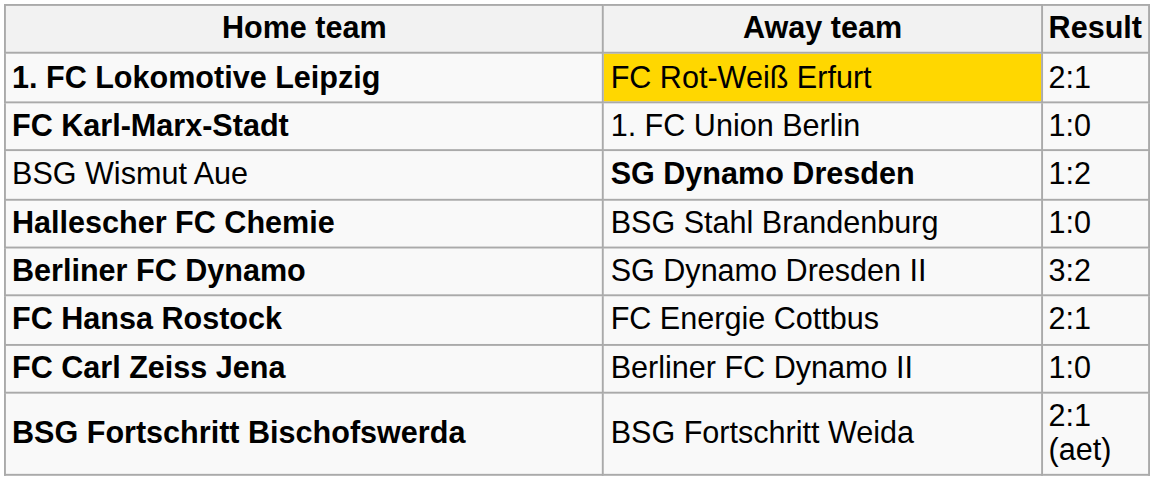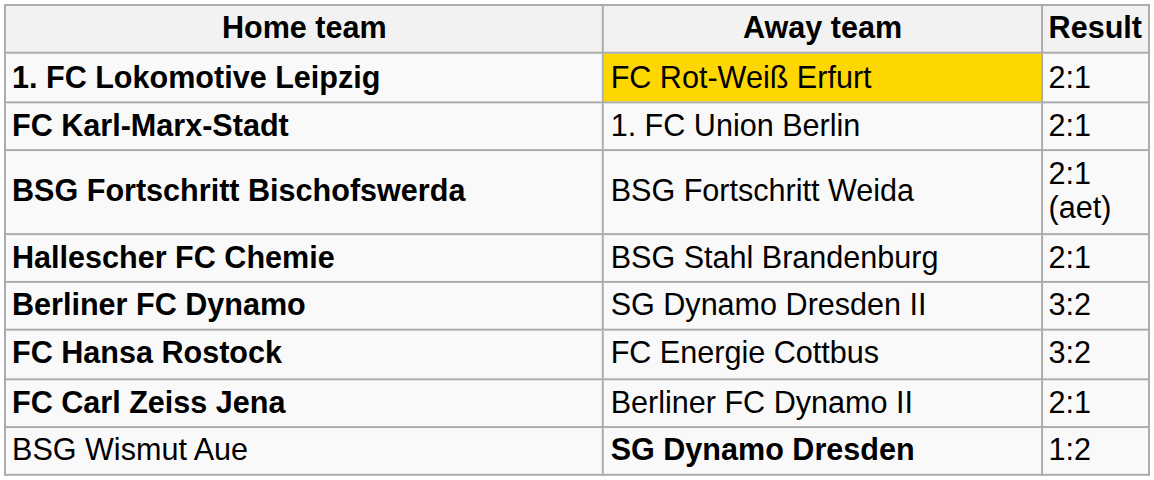(1070, 125) 1:0 -> (1070, 125) 2:1
rows swapped: (130, 174) <-> (239, 433)
(1070, 222) 1:0 -> (1070, 256) 2:1
(1070, 319) 2:1 -> (1070, 353) 3:2
(1070, 367) 1:0 -> (1070, 402) 2:1
